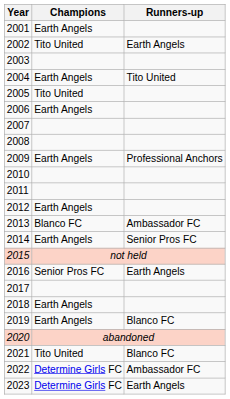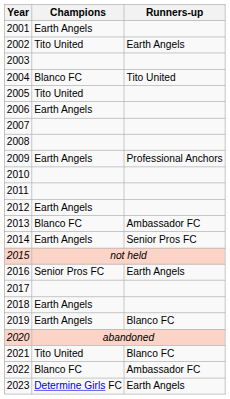(63, 77) Earth Angels -> (58, 77) Blanco FC
(78, 369) Determine Girls FC -> (58, 369) Blanco FC
